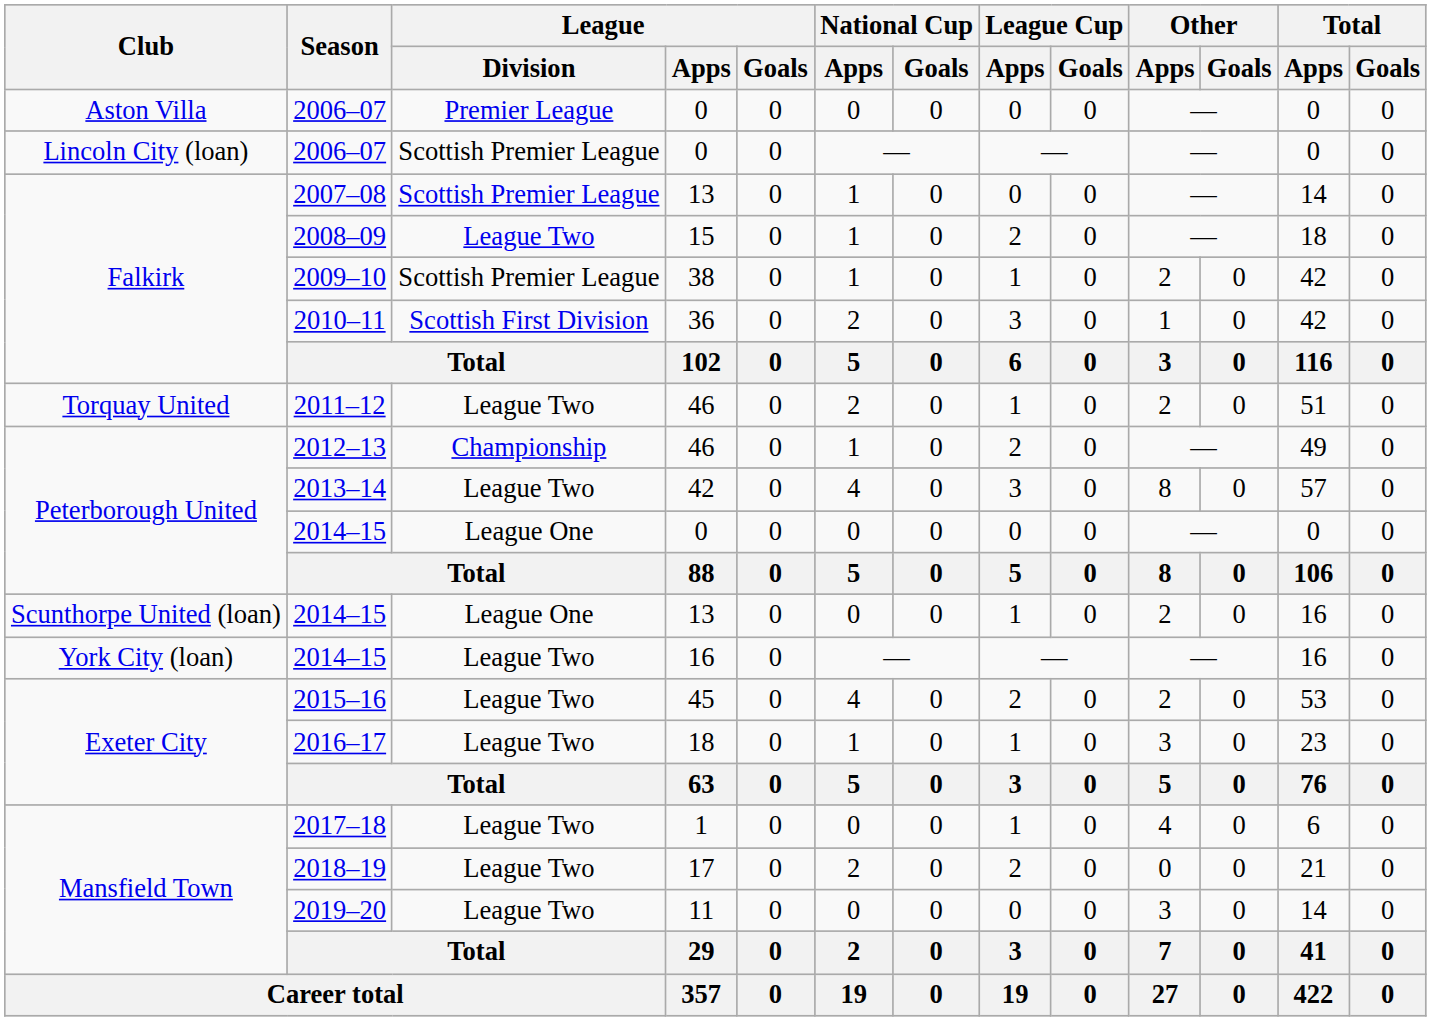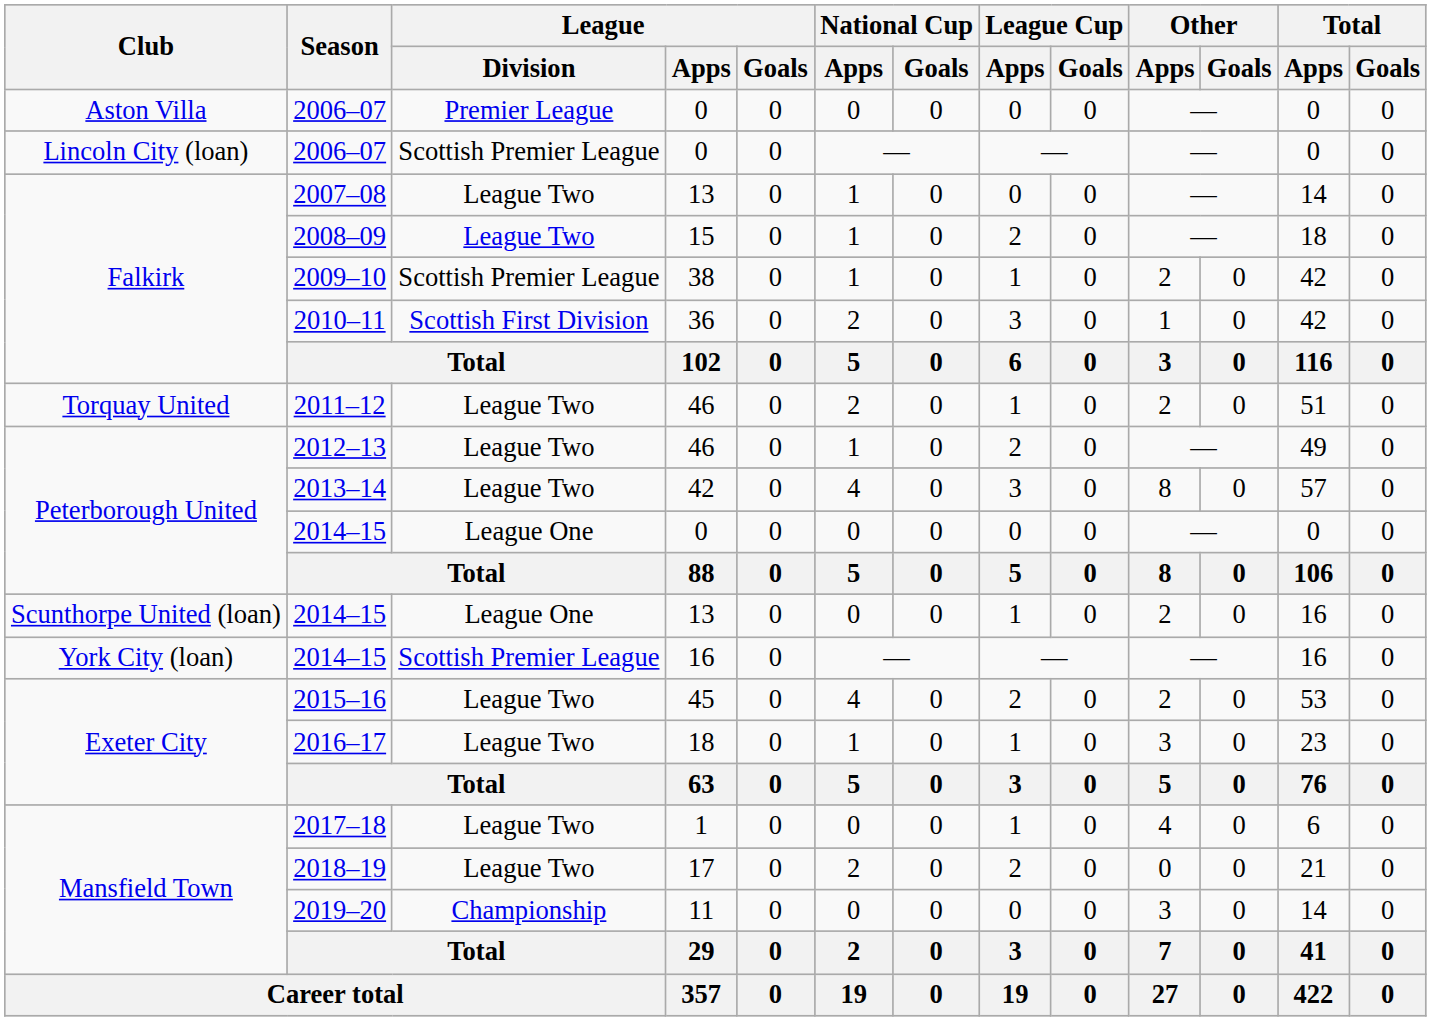(529, 194) Scottish Premier League -> (529, 194) League Two
(529, 446) Championship -> (529, 446) League Two
(529, 657) League Two -> (529, 657) Scottish Premier League
(529, 910) League Two -> (529, 910) Championship
